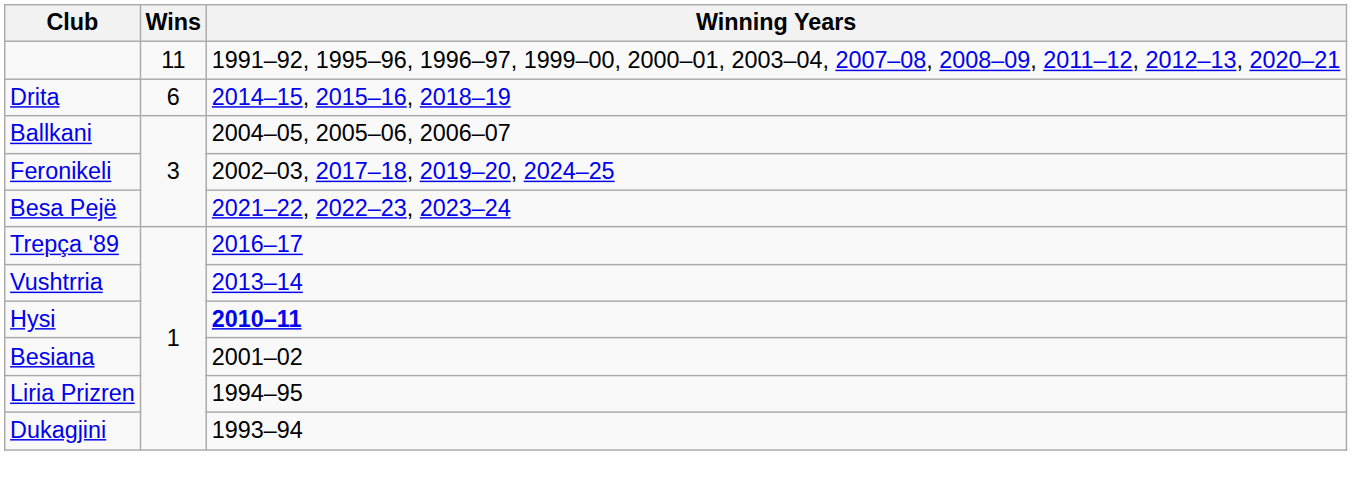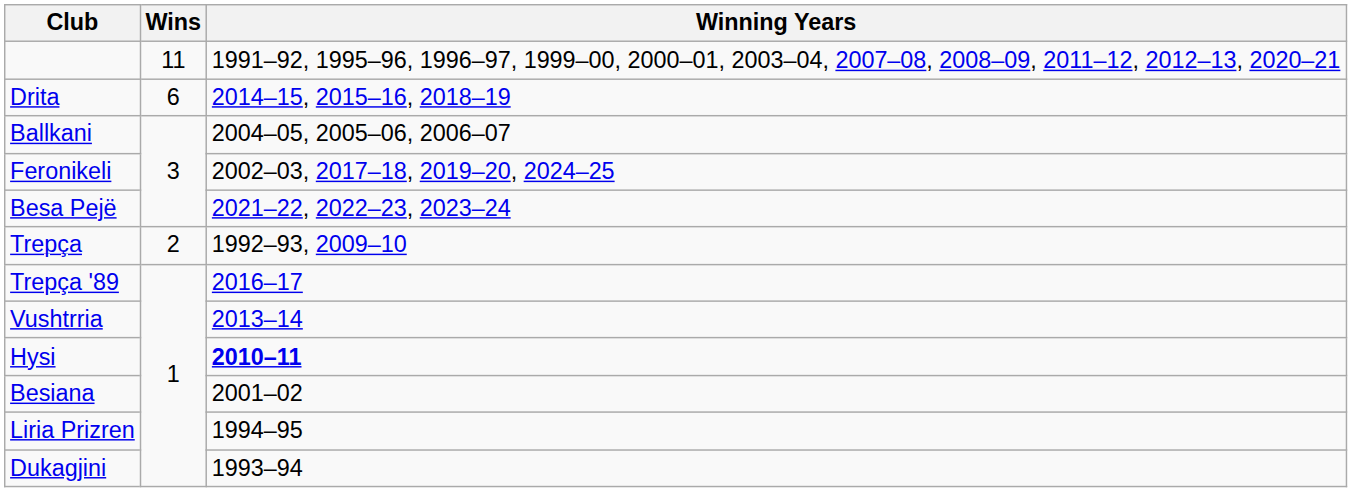+ row: (46, 245)
